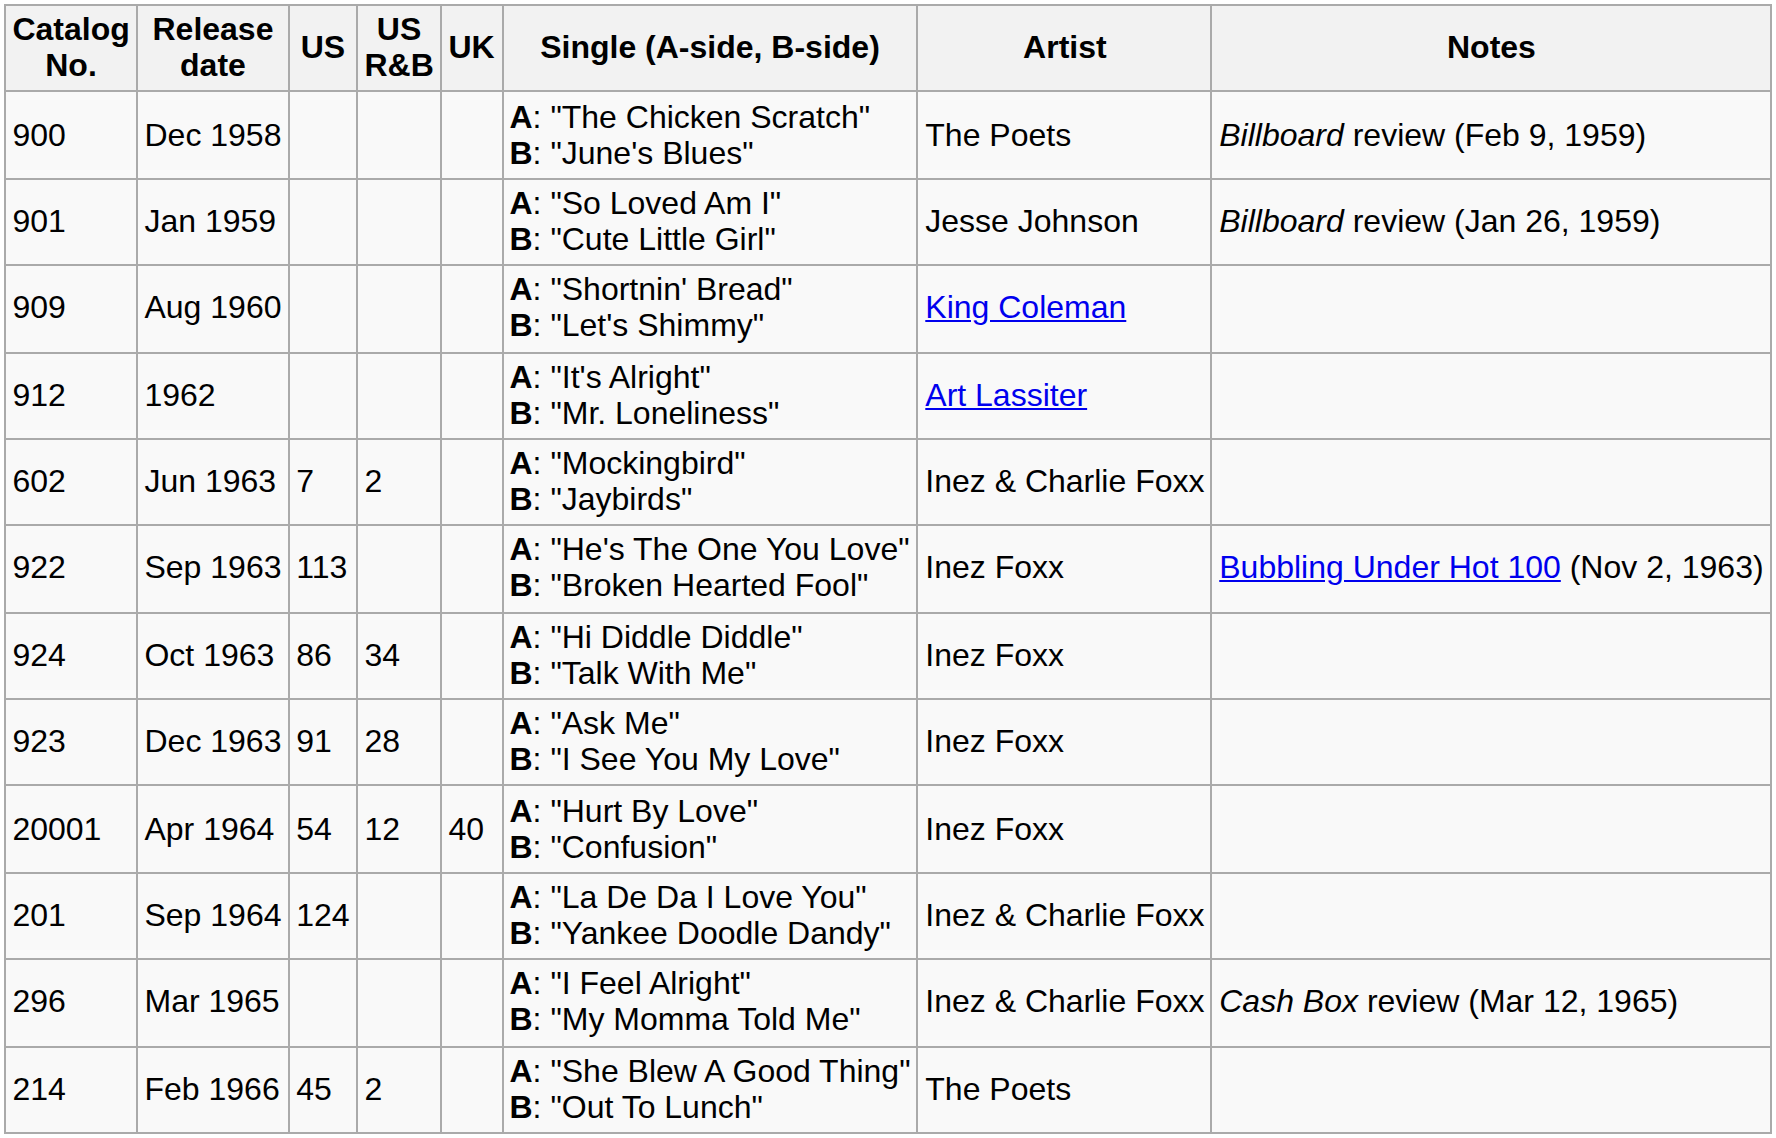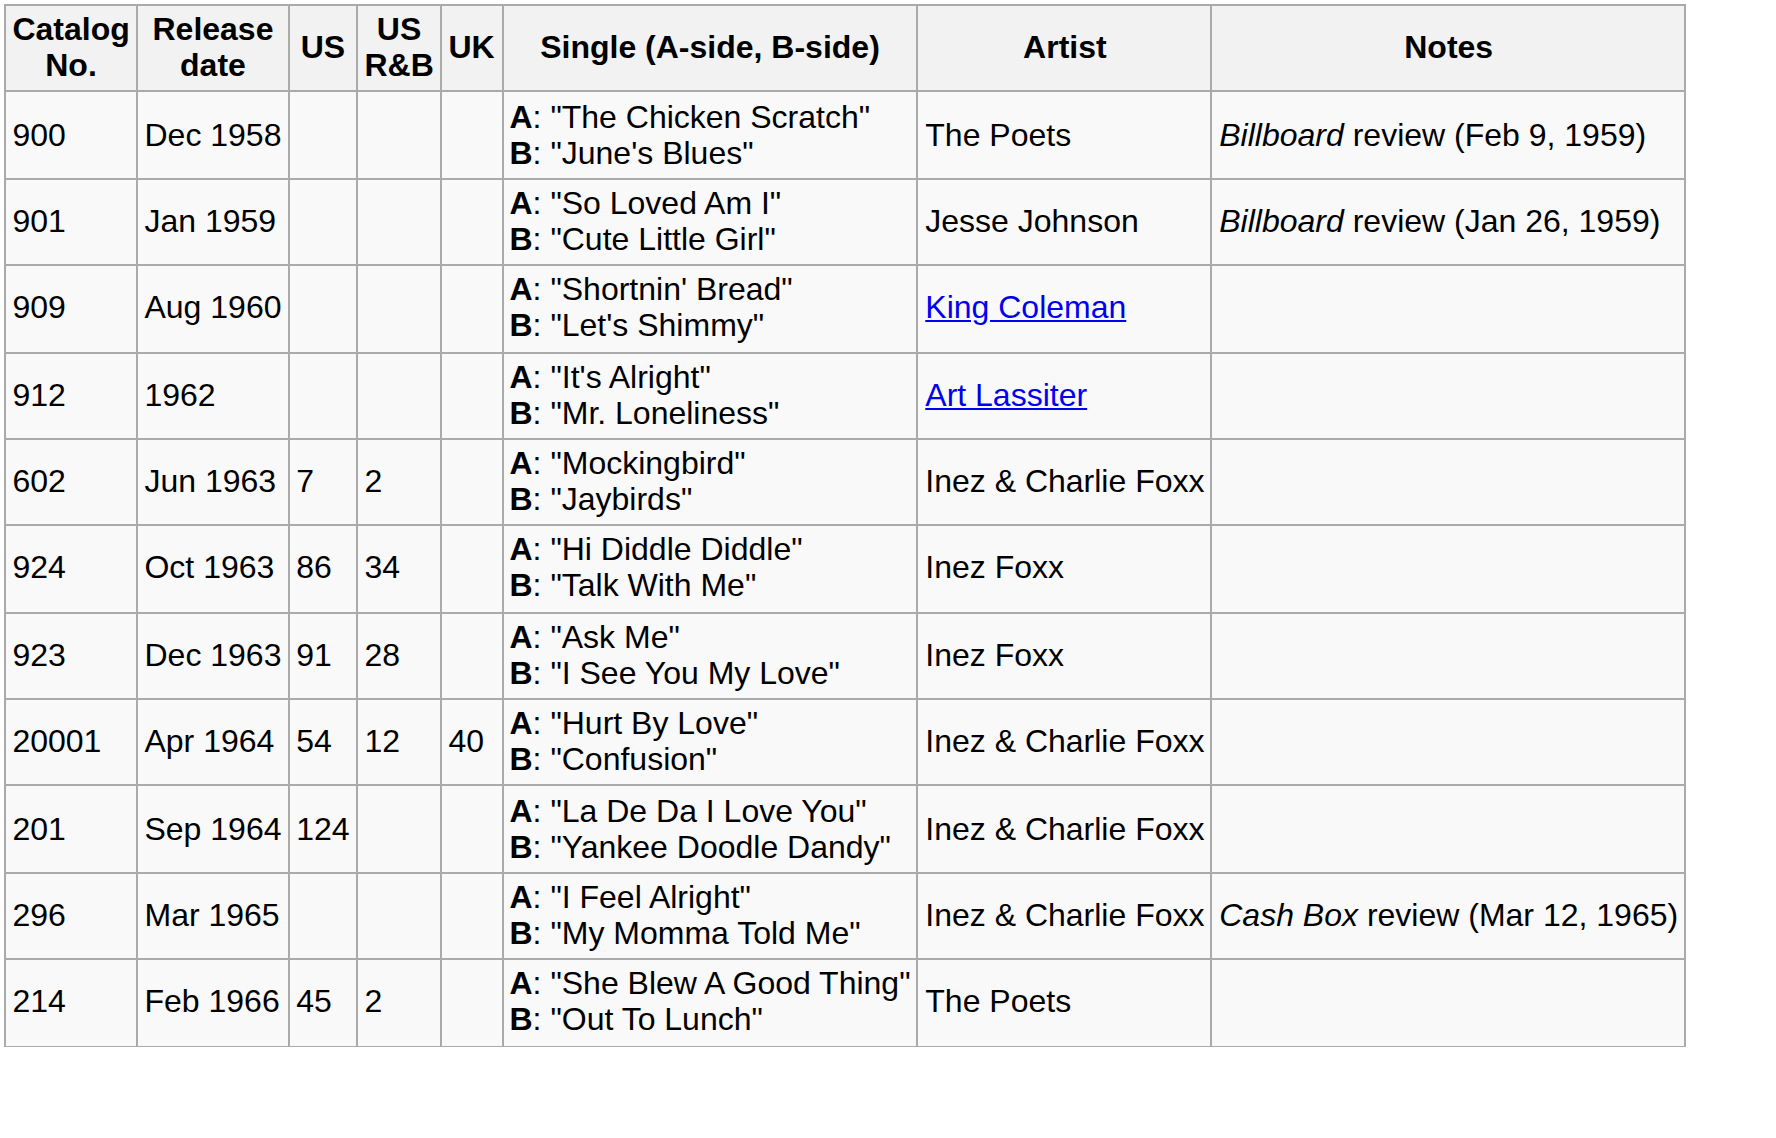- row: (213, 568)
(995, 828) Inez Foxx -> (1065, 741) Inez & Charlie Foxx
